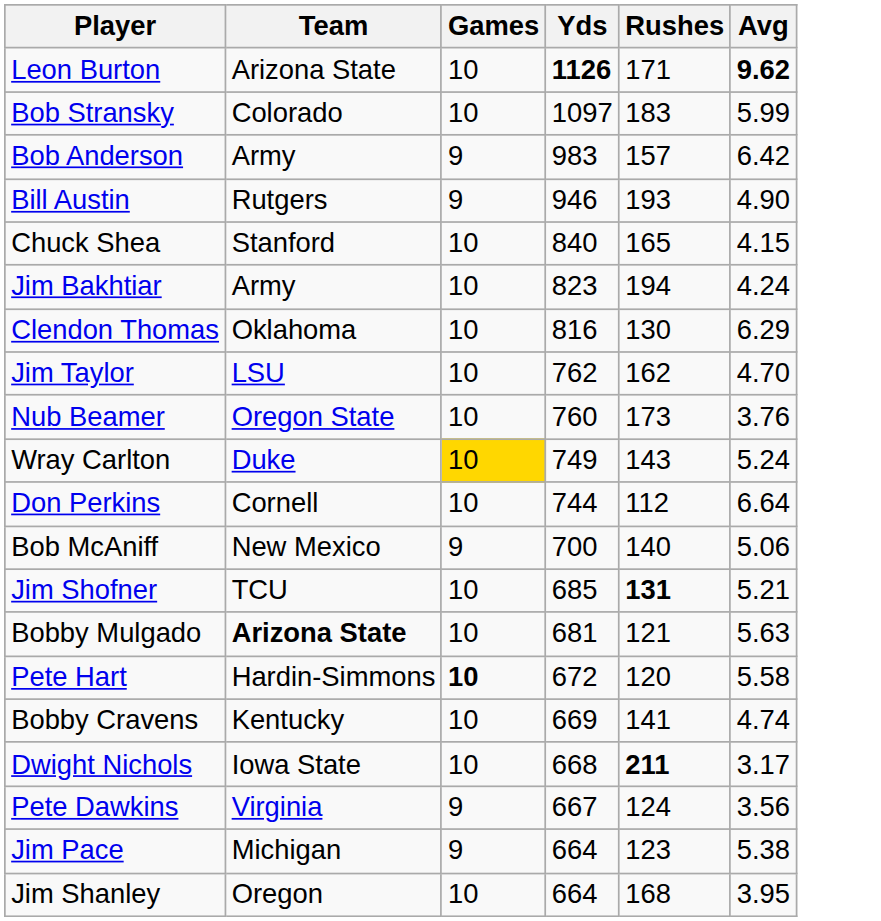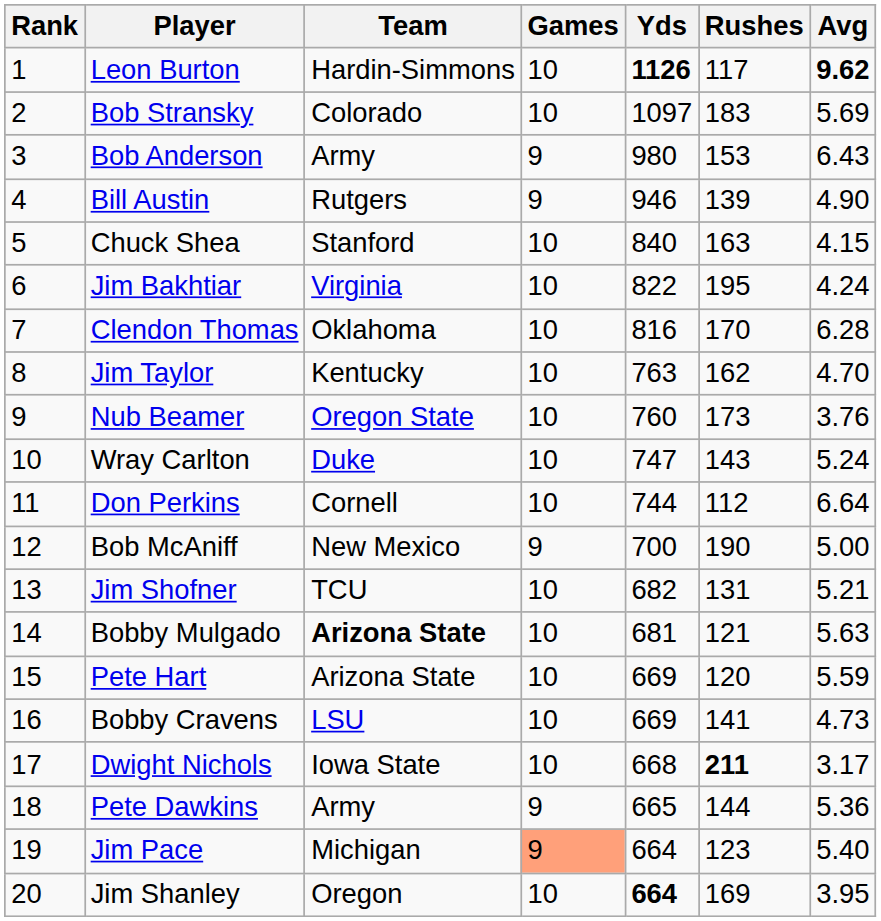+ column: (45, 26)
(314, 69) Arizona State -> (413, 69) Hardin-Simmons
(648, 69) 171 -> (727, 69) 117
(763, 112) 5.99 -> (843, 112) 5.69
(575, 156) 983 -> (654, 156) 980
(648, 156) 157 -> (728, 156) 153
(763, 156) 6.42 -> (843, 156) 6.43
(648, 199) 193 -> (728, 199) 139
(648, 243) 165 -> (728, 243) 163
(264, 286) Army -> (357, 286) Virginia
(575, 286) 823 -> (654, 286) 822
(648, 286) 194 -> (728, 286) 195
(648, 329) 130 -> (728, 329) 170
(763, 329) 6.29 -> (843, 329) 6.28
(258, 373) LSU -> (367, 373) Kentucky
(575, 373) 762 -> (654, 373) 763
(463, 460) gold background -> (543, 460) no background
(575, 460) 749 -> (654, 460) 747
(648, 546) 140 -> (728, 546) 190
(763, 546) 5.06 -> (843, 546) 5.00
(575, 590) 685 -> (654, 590) 682
(648, 590) bold -> (728, 590) normal
(334, 677) Hardin-Simmons -> (393, 677) Arizona State
(463, 677) bold -> (543, 677) normal
(575, 677) 672 -> (654, 677) 669
(763, 677) 5.58 -> (843, 677) 5.59
(288, 720) Kentucky -> (338, 720) LSU
(763, 720) 4.74 -> (843, 720) 4.73
(277, 807) Virginia -> (343, 807) Army
(575, 807) 667 -> (654, 807) 665
(648, 807) 124 -> (728, 807) 144
(763, 807) 3.56 -> (843, 807) 5.36
(456, 850) no background -> (535, 850) lightsalmon background
(763, 850) 5.38 -> (843, 850) 5.40
(575, 894) normal -> (654, 894) bold
(648, 894) 168 -> (728, 894) 169
